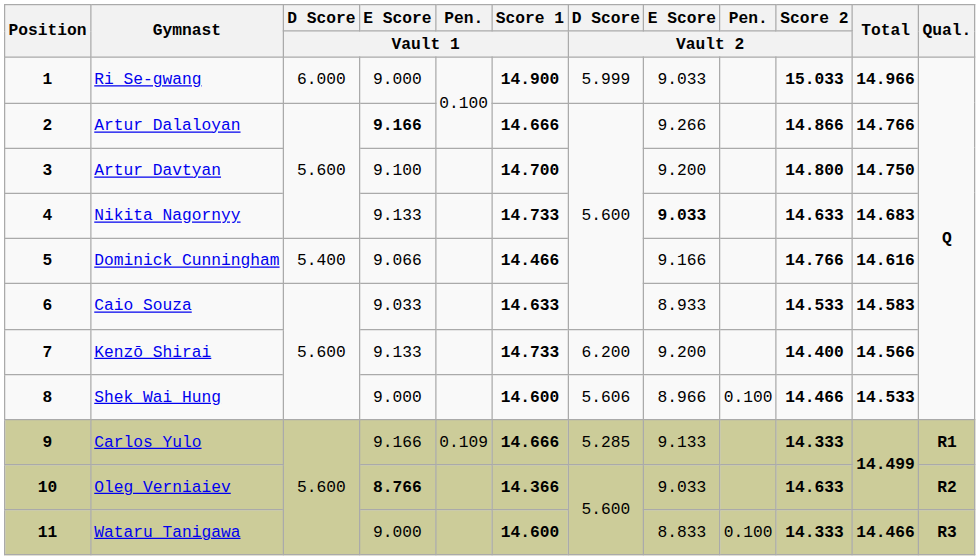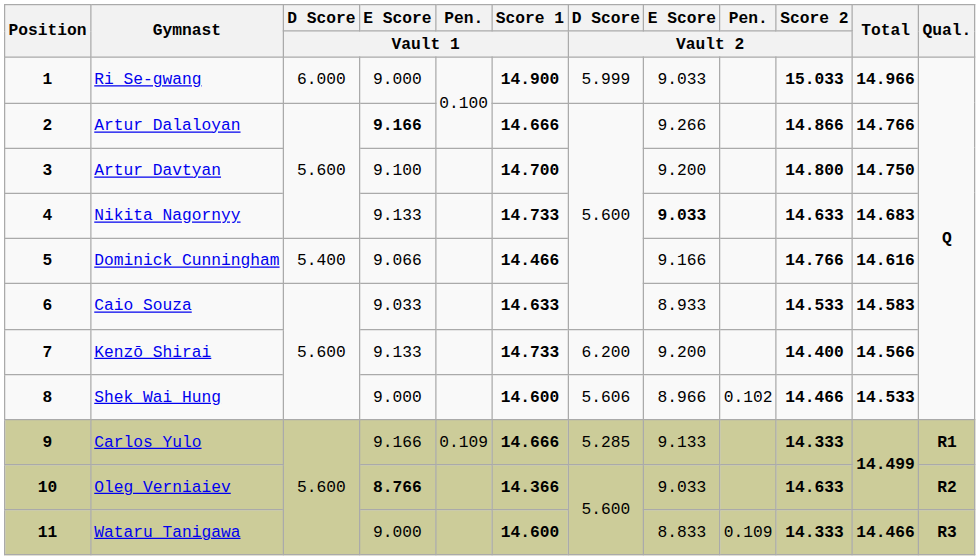(748, 397) 0.100 -> (748, 397) 0.102
(748, 533) 0.100 -> (748, 533) 0.109
